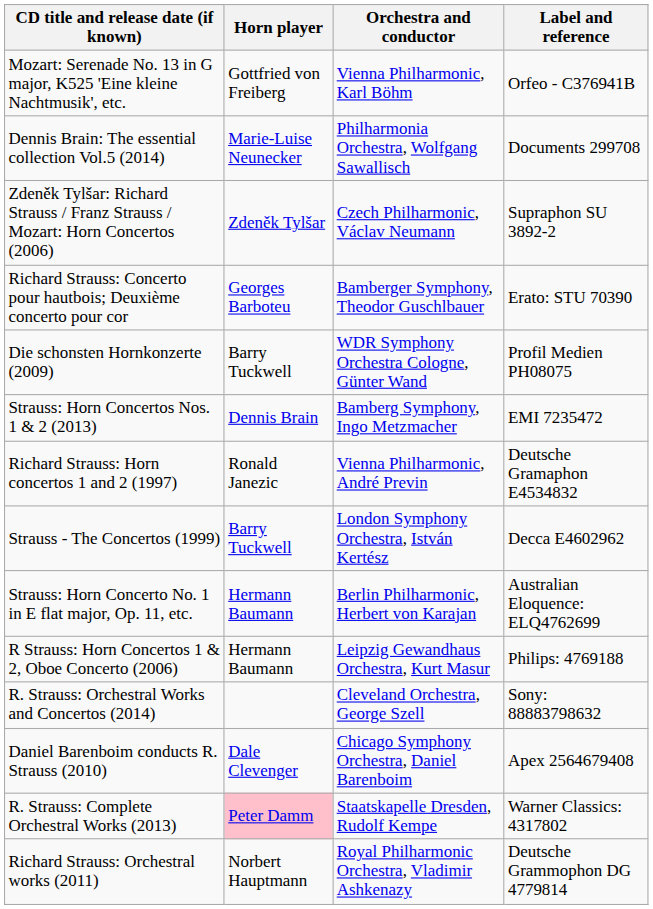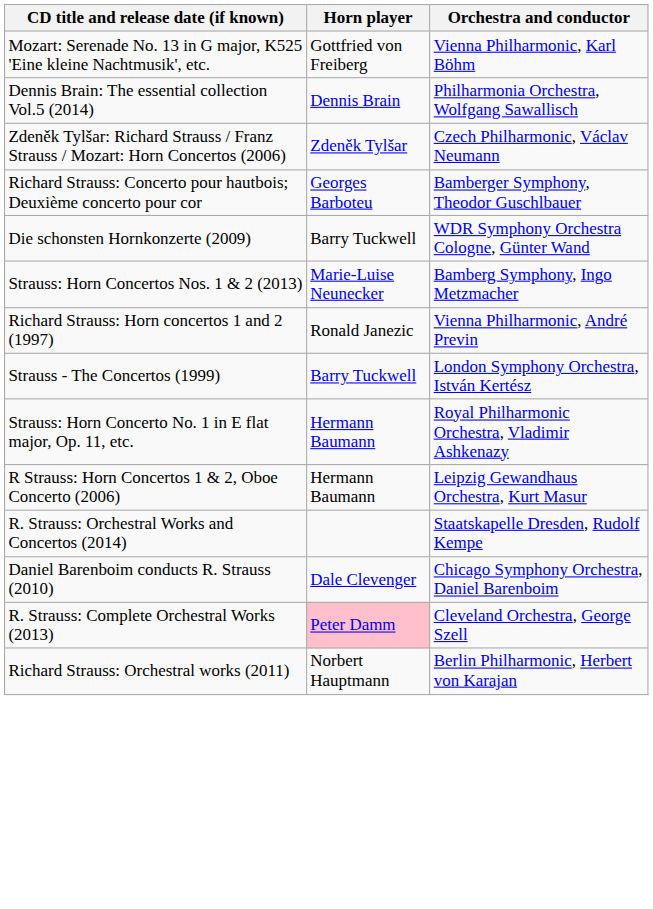- column: (576, 27)
(270, 148) Marie-Luise Neunecker -> (355, 100) Dennis Brain
(273, 417) Dennis Brain -> (352, 284) Marie-Luise Neunecker
(408, 603) Berlin Philharmonic, Herbert von Karajan -> (502, 431) Royal Philharmonic Orchestra, Vladimir Ashkenazy
(408, 704) Cleveland Orchestra, George Szell -> (537, 533) Staatskapelle Dresden, Rudolf Kempe
(414, 815) Staatskapelle Dresden, Rudolf Kempe -> (532, 625) Cleveland Orchestra, George Szell
(405, 871) Royal Philharmonic Orchestra, Vladimir Ashkenazy -> (533, 671) Berlin Philharmonic, Herbert von Karajan
